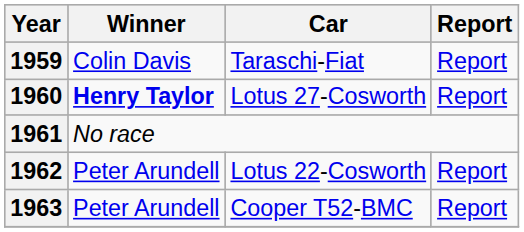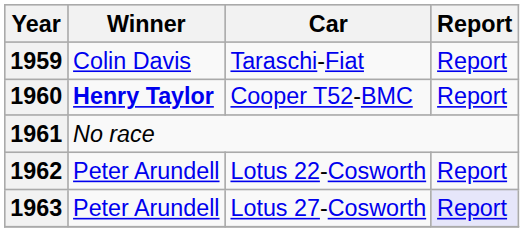(328, 97) Lotus 27-Cosworth -> (322, 97) Cooper T52-BMC
(322, 208) Cooper T52-BMC -> (328, 208) Lotus 27-Cosworth
(472, 208) no background -> (472, 208) lavender background
